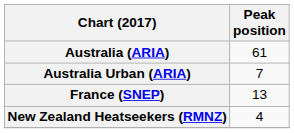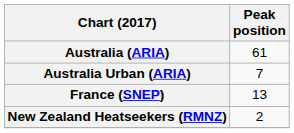(259, 116) 4 -> (259, 116) 2
